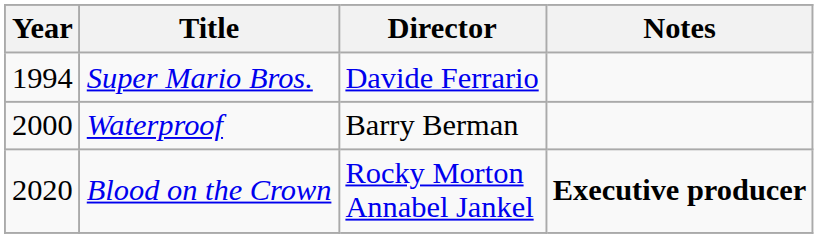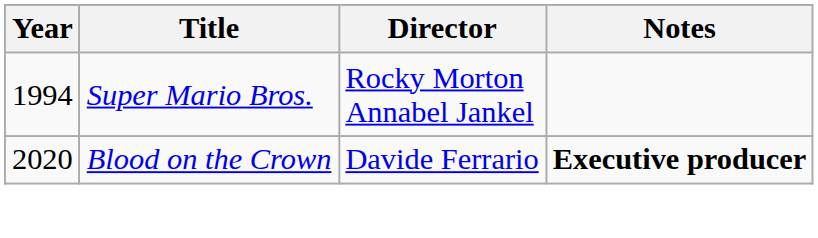(442, 76) Davide Ferrario -> (440, 93) Rocky Morton Annabel Jankel
- row: (155, 125)
(440, 190) Rocky Morton Annabel Jankel -> (442, 159) Davide Ferrario
